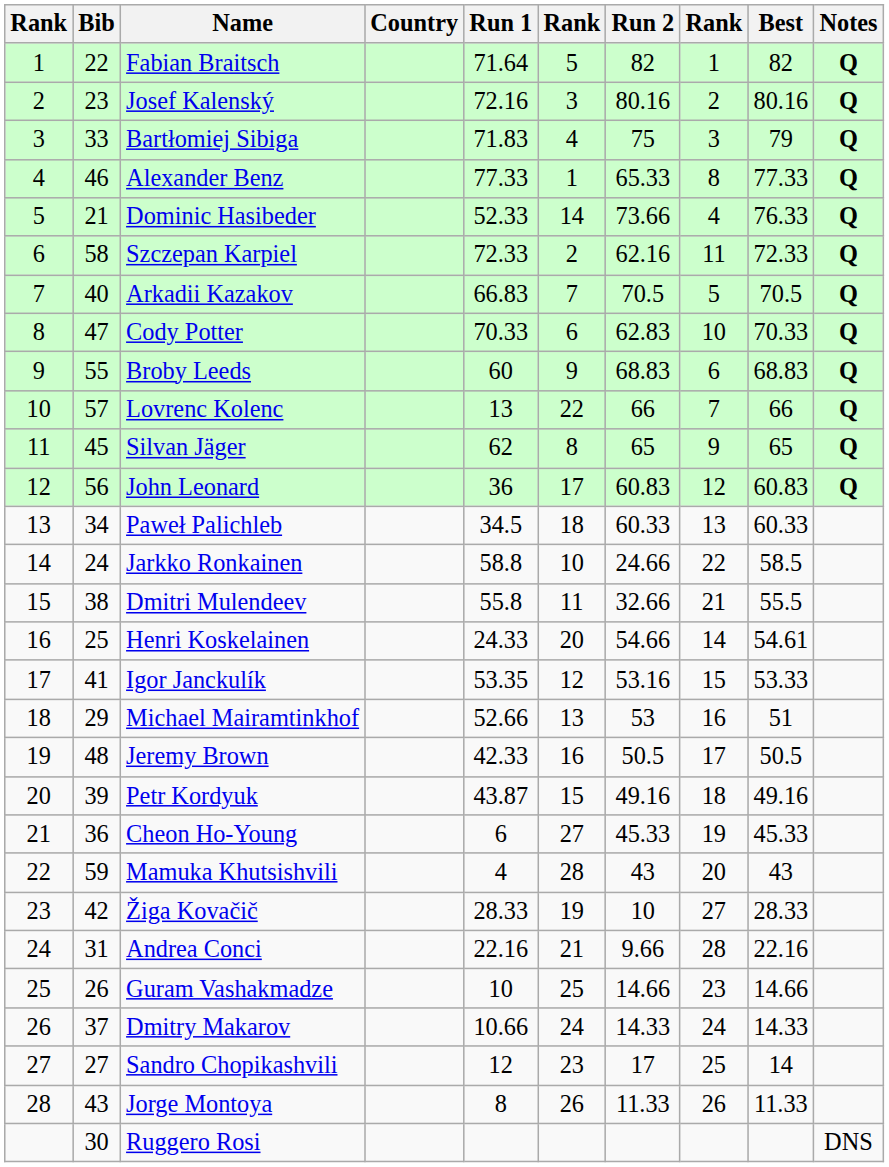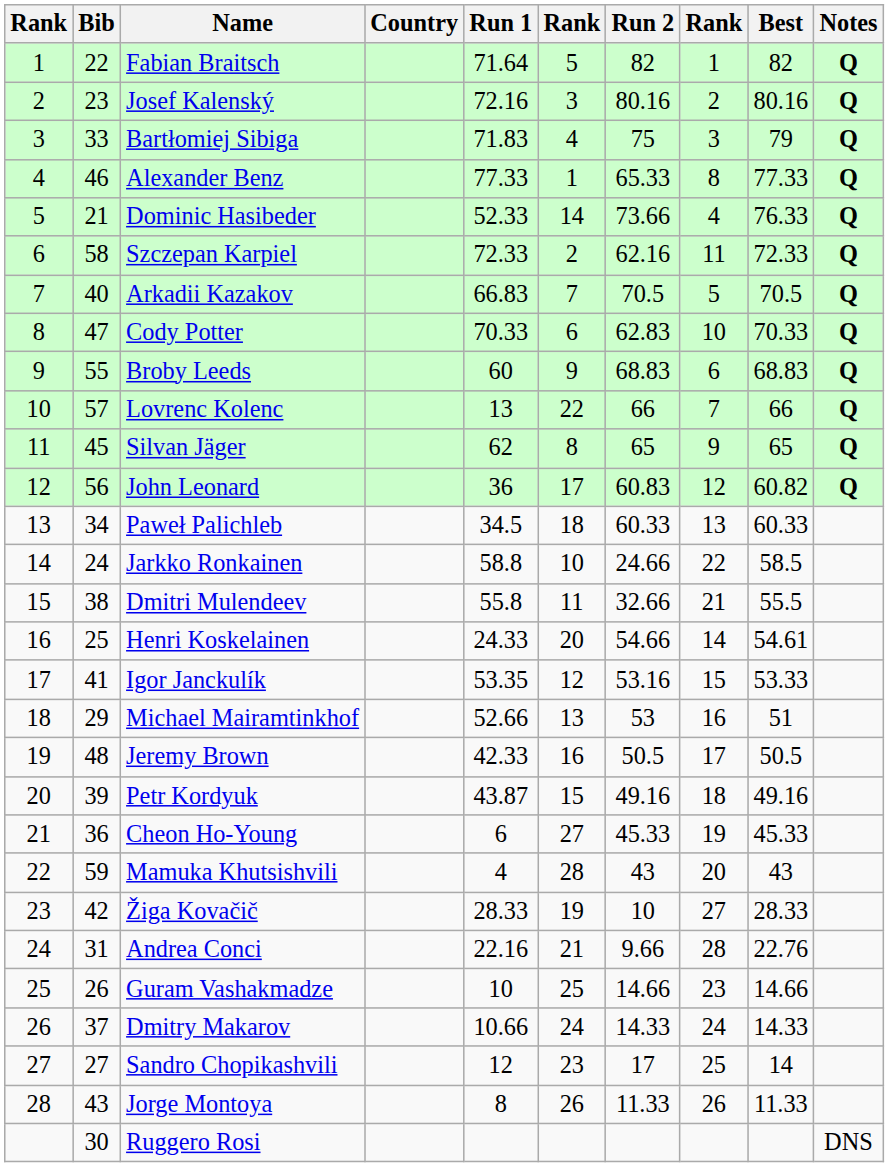(781, 486) 60.83 -> (781, 486) 60.82
(781, 949) 22.16 -> (781, 949) 22.76
